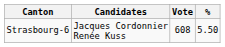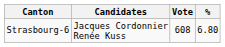(208, 31) 5.50 -> (208, 31) 6.80
